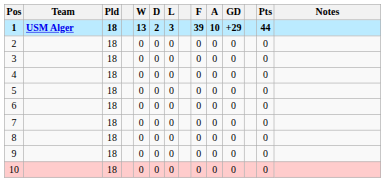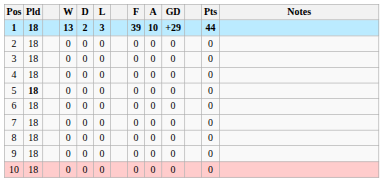- column: (63, 12)
(112, 91) normal -> (33, 91) bold
